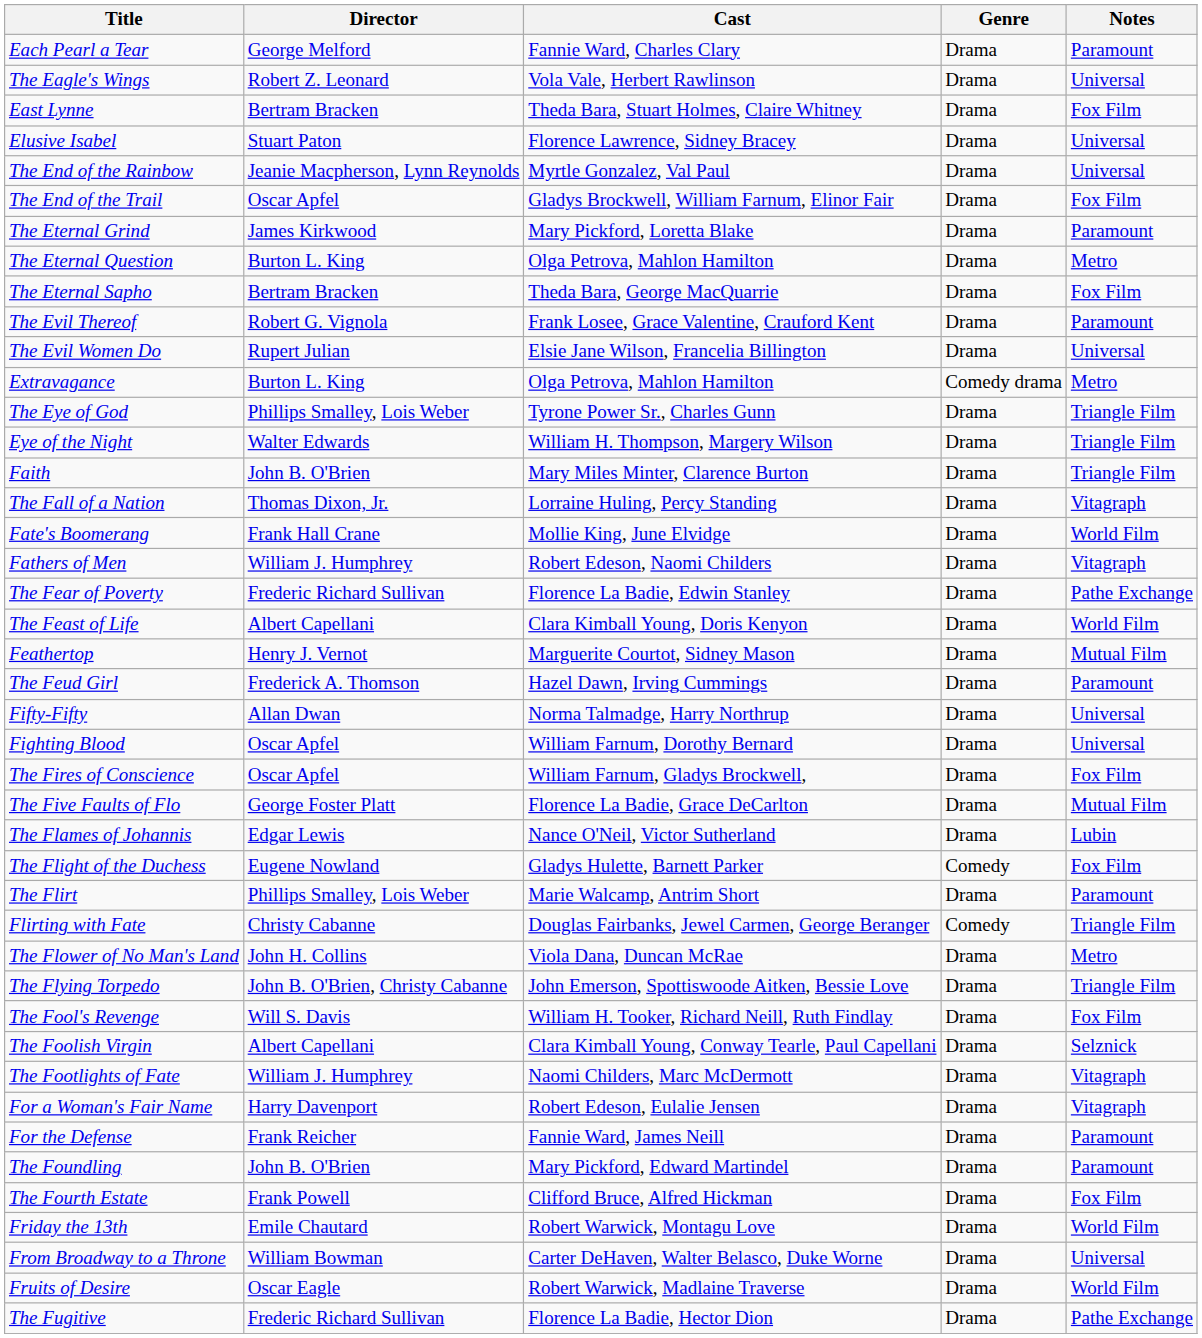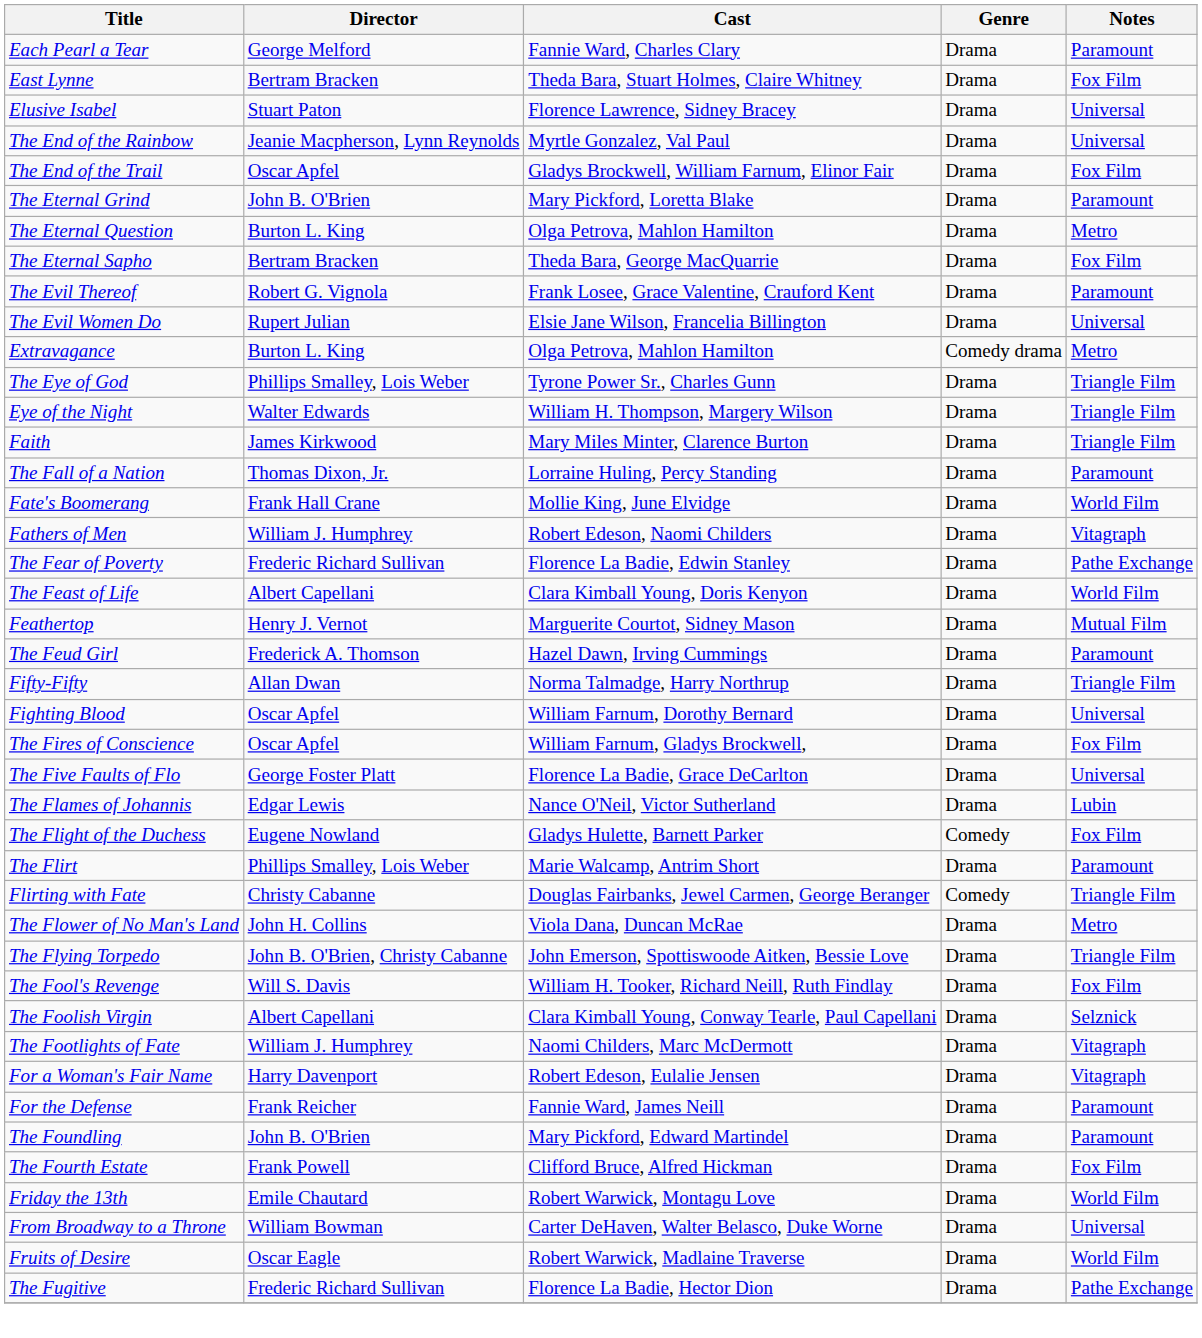- row: (79, 79)
(312, 230) James Kirkwood -> (309, 200) John B. O'Brien
(309, 472) John B. O'Brien -> (312, 442) James Kirkwood
(1108, 502) Vitagraph -> (1112, 472) Paramount
(1108, 714) Universal -> (1123, 683) Triangle Film
(1119, 804) Mutual Film -> (1108, 774) Universal
